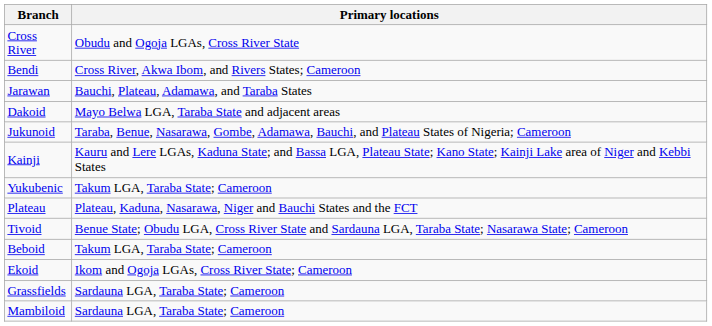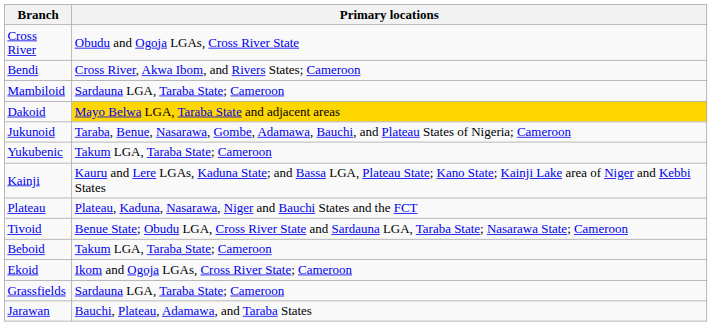rows swapped: (36, 311) <-> (29, 91)
(207, 111) no background -> (207, 111) gold background
rows swapped: (35, 187) <-> (24, 159)
